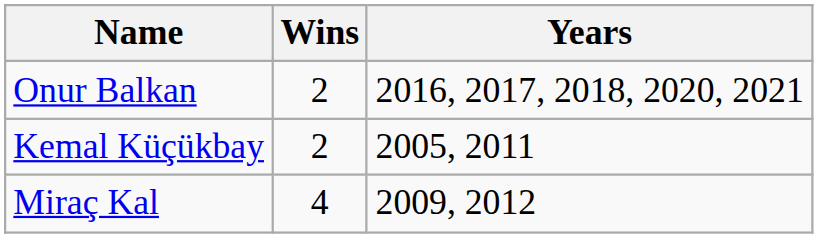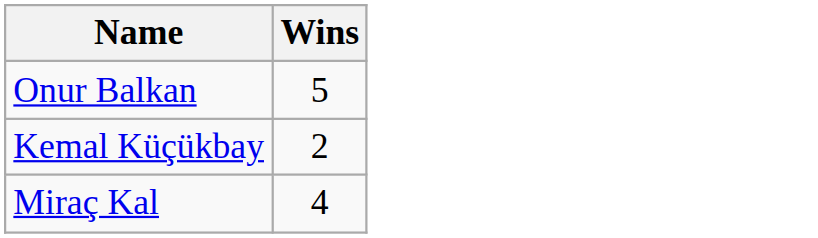- column: (590, 32)
(320, 89) 2 -> (320, 89) 5
